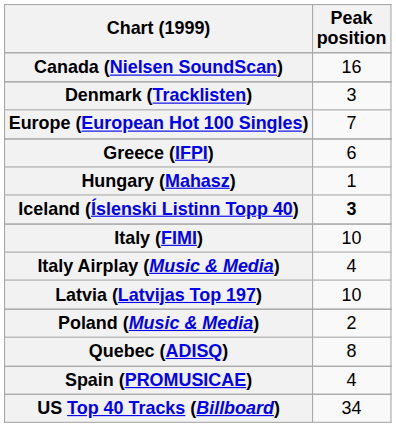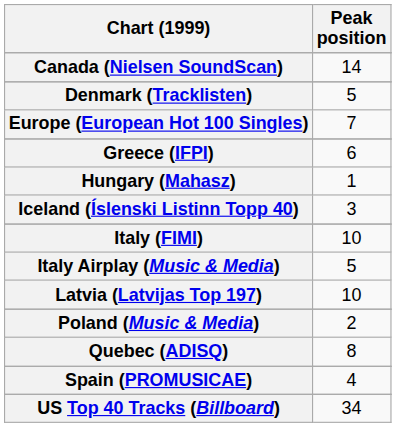(352, 67) 16 -> (352, 67) 14
(352, 95) 3 -> (352, 95) 5
(352, 209) bold -> (352, 209) normal
(352, 266) 4 -> (352, 266) 5
